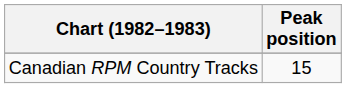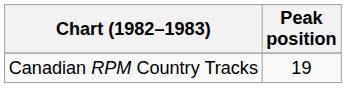(301, 67) 15 -> (301, 67) 19
